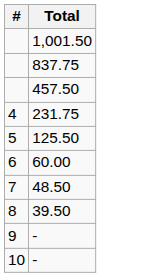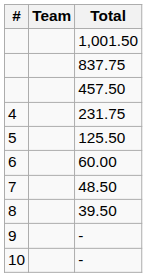+ column: (52, 16)
